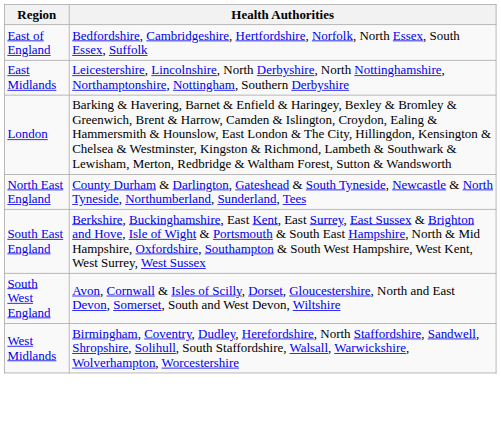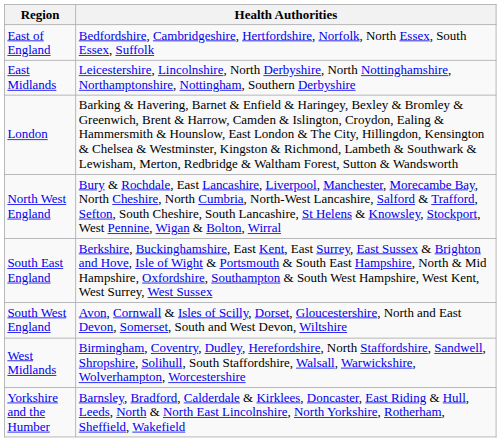- row: (35, 191)
+ row: (37, 206)
+ row: (33, 412)
